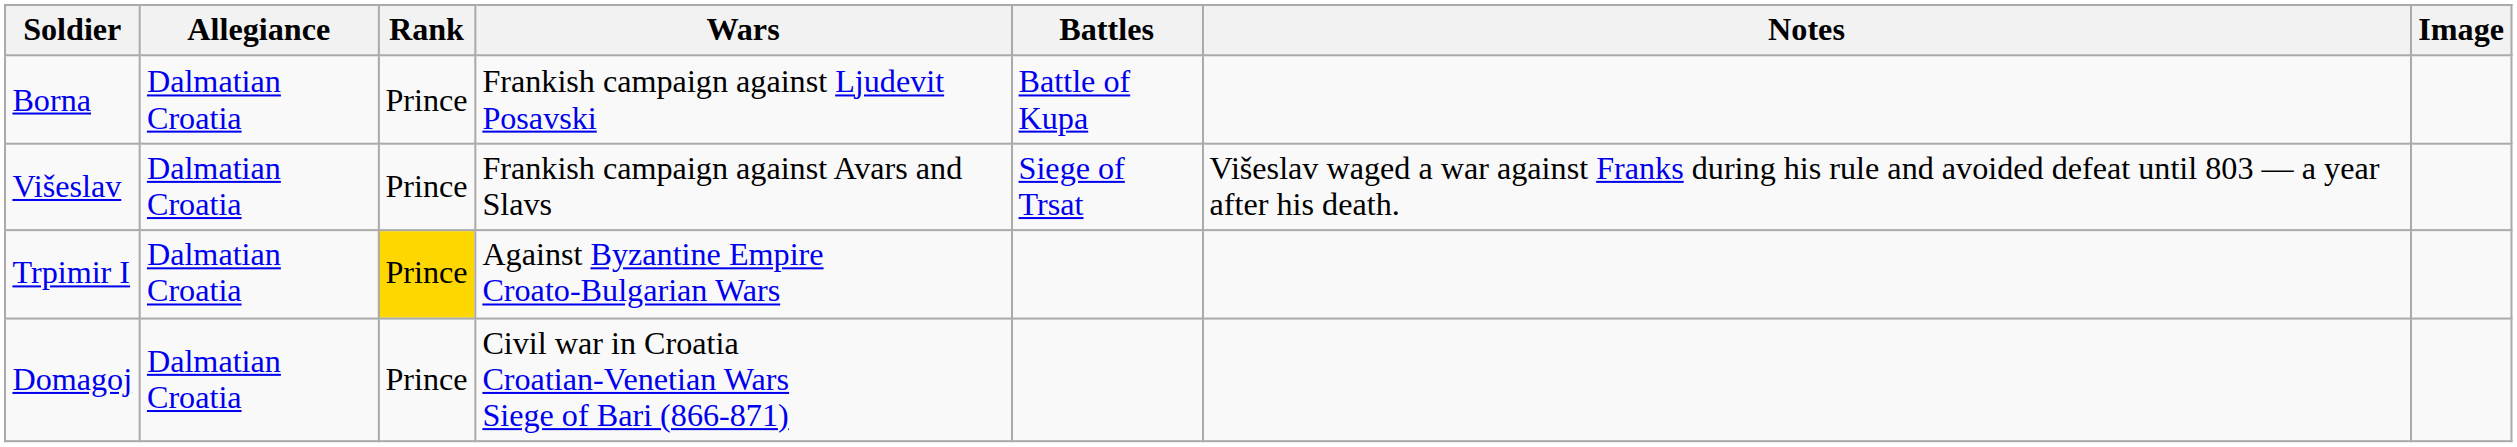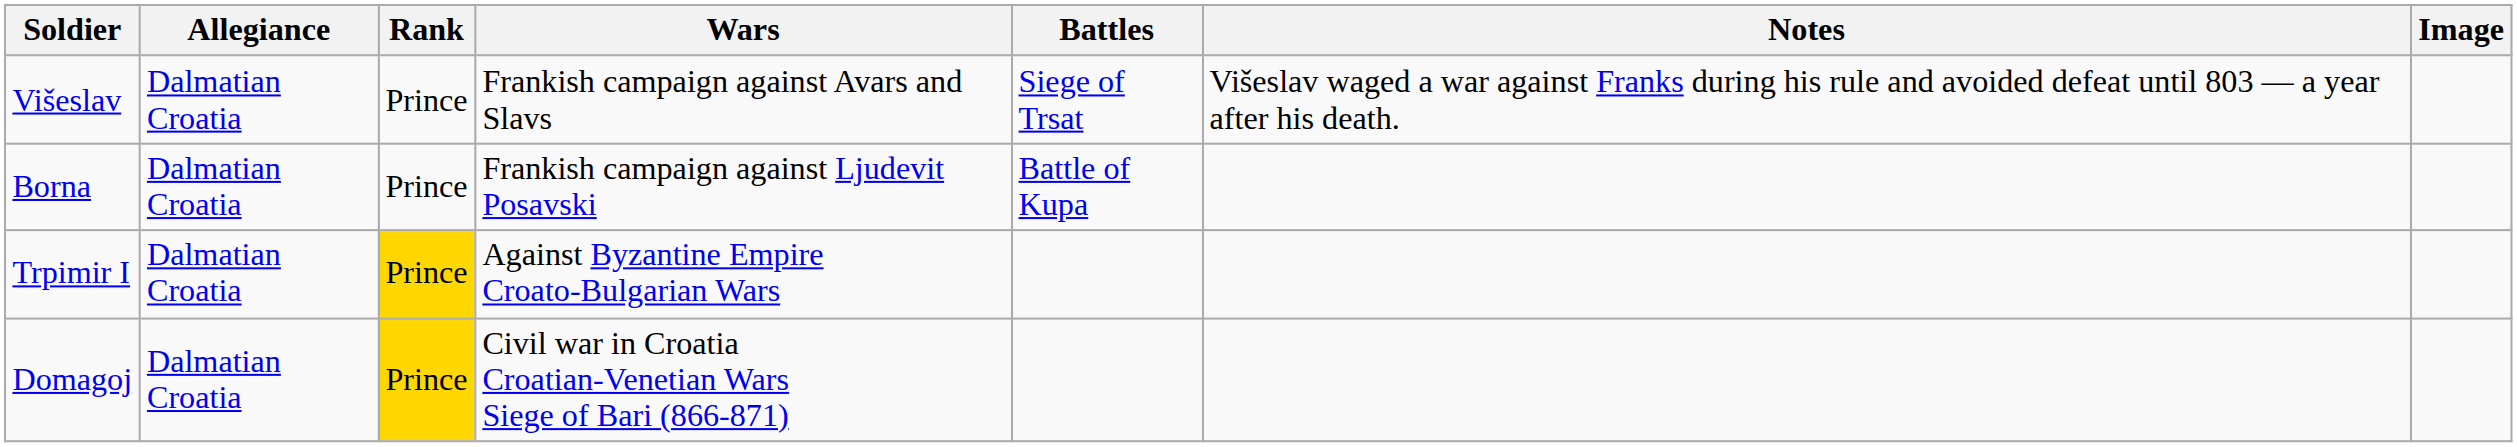rows swapped: (67, 186) <-> (52, 99)
(426, 378) no background -> (426, 378) gold background
